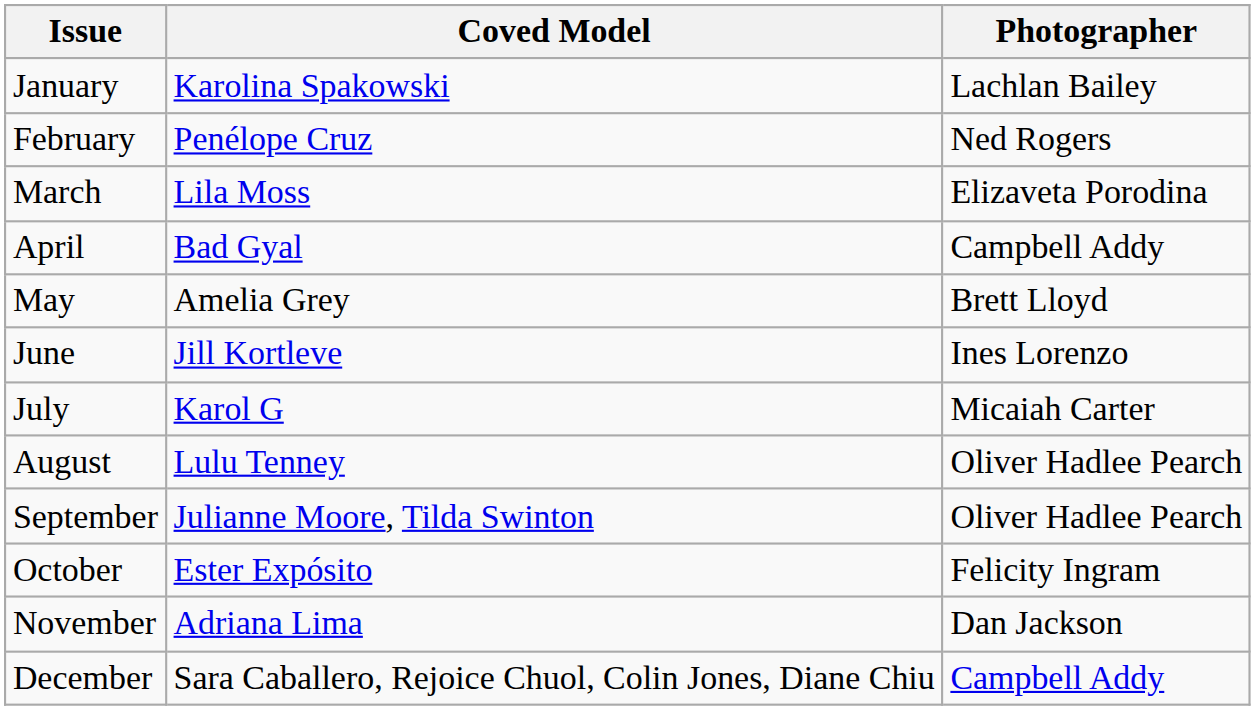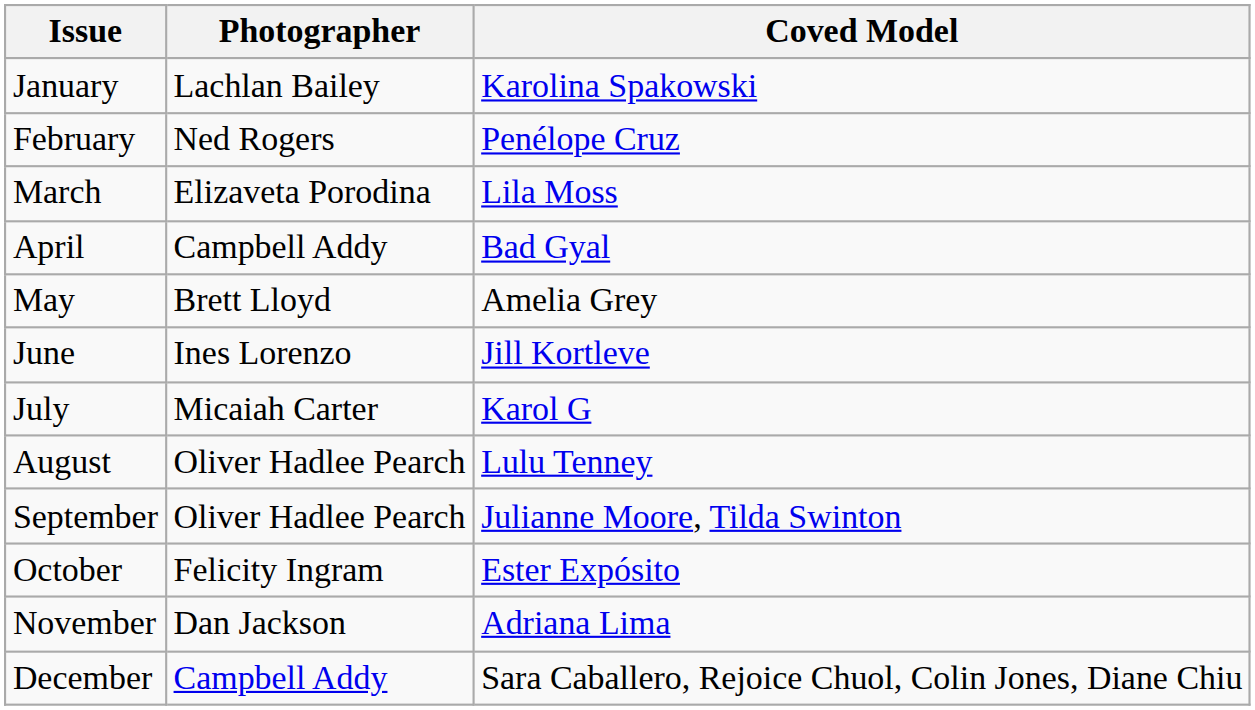columns swapped: (554, 31) <-> (1096, 31)
